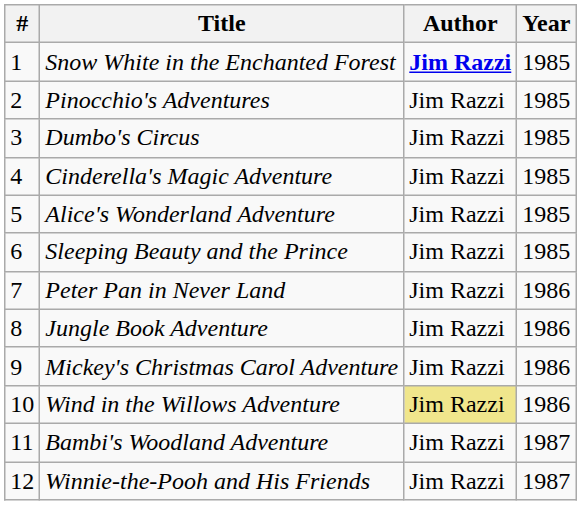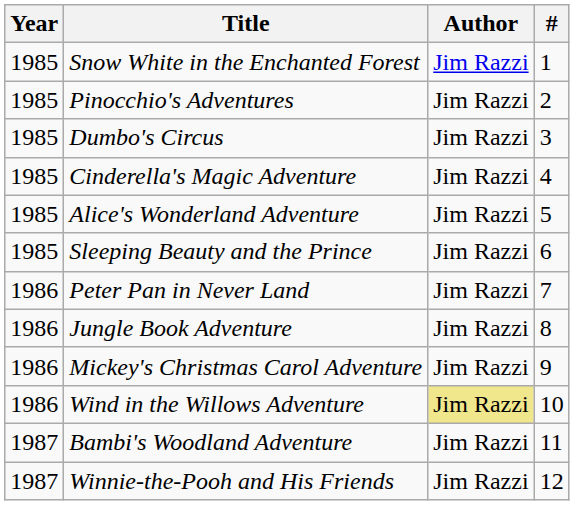columns swapped: (22, 23) <-> (546, 23)
(460, 61) bold -> (481, 61) normal
